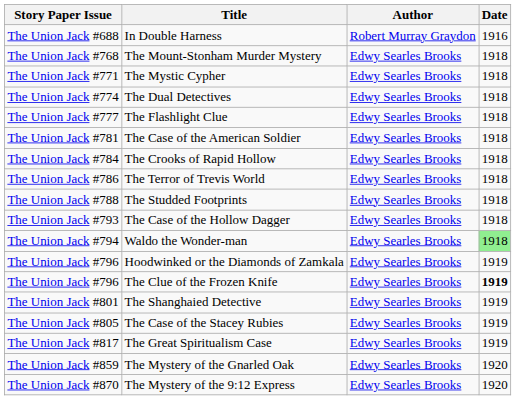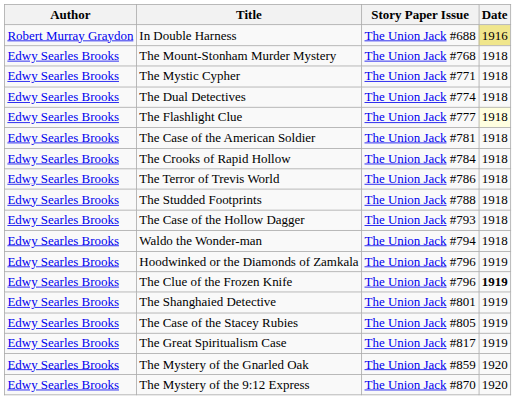columns swapped: (63, 14) <-> (413, 14)
(495, 35) no background -> (495, 35) khaki background
(495, 117) no background -> (495, 117) lightyellow background
(495, 240) lightgreen background -> (495, 240) no background
